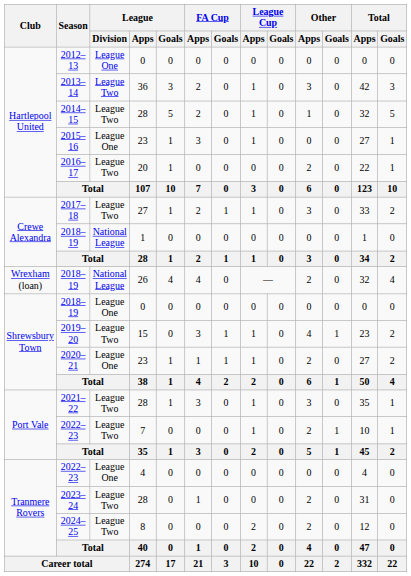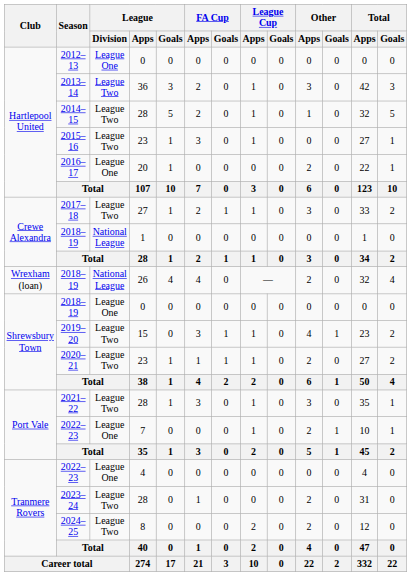(110, 141) League One -> (110, 141) League Two
(110, 168) League Two -> (110, 168) League One
(110, 360) League One -> (110, 360) League Two
(110, 430) League Two -> (110, 430) League One
